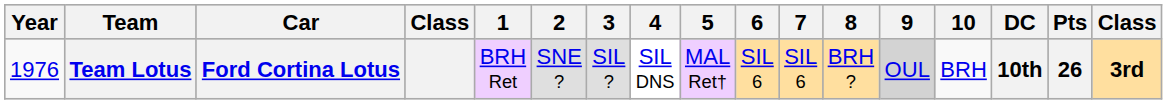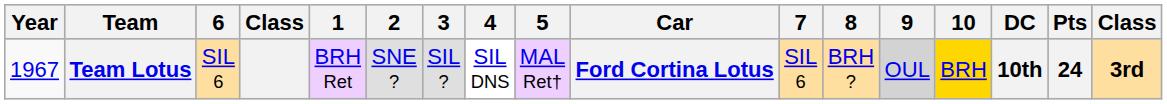columns swapped: (301, 22) <-> (757, 22)
(35, 69) 1976 -> (35, 69) 1967
(964, 69) no background -> (964, 69) gold background
(1070, 69) 26 -> (1070, 69) 24
